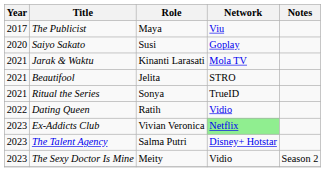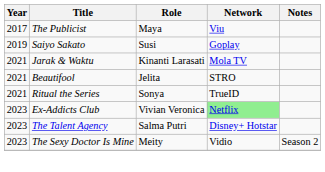(17, 45) 2020 -> (17, 45) 2019
- row: (61, 110)
